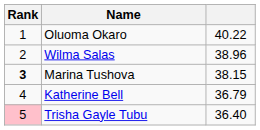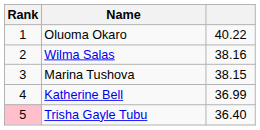(231, 55) 38.96 -> (231, 55) 38.16
(23, 75) bold -> (23, 75) normal
(231, 95) 36.79 -> (231, 95) 36.99
